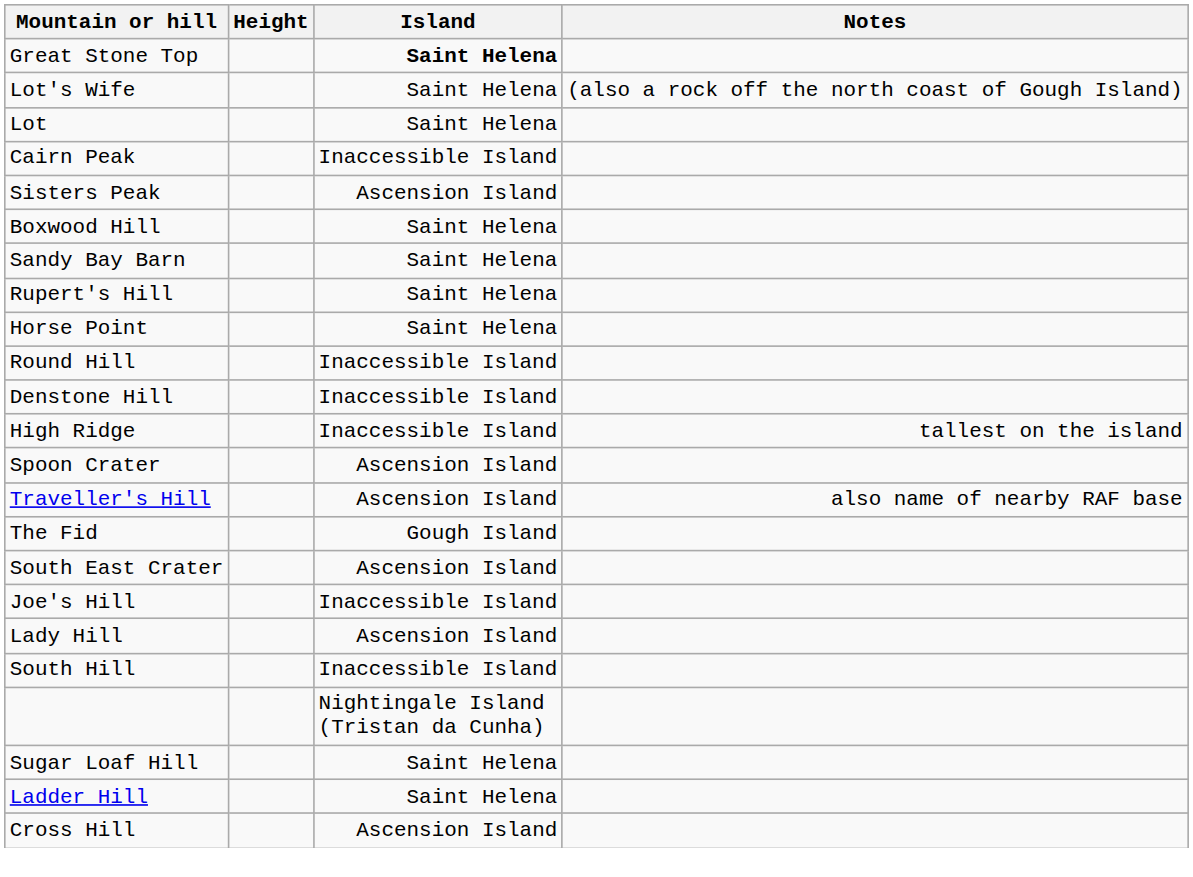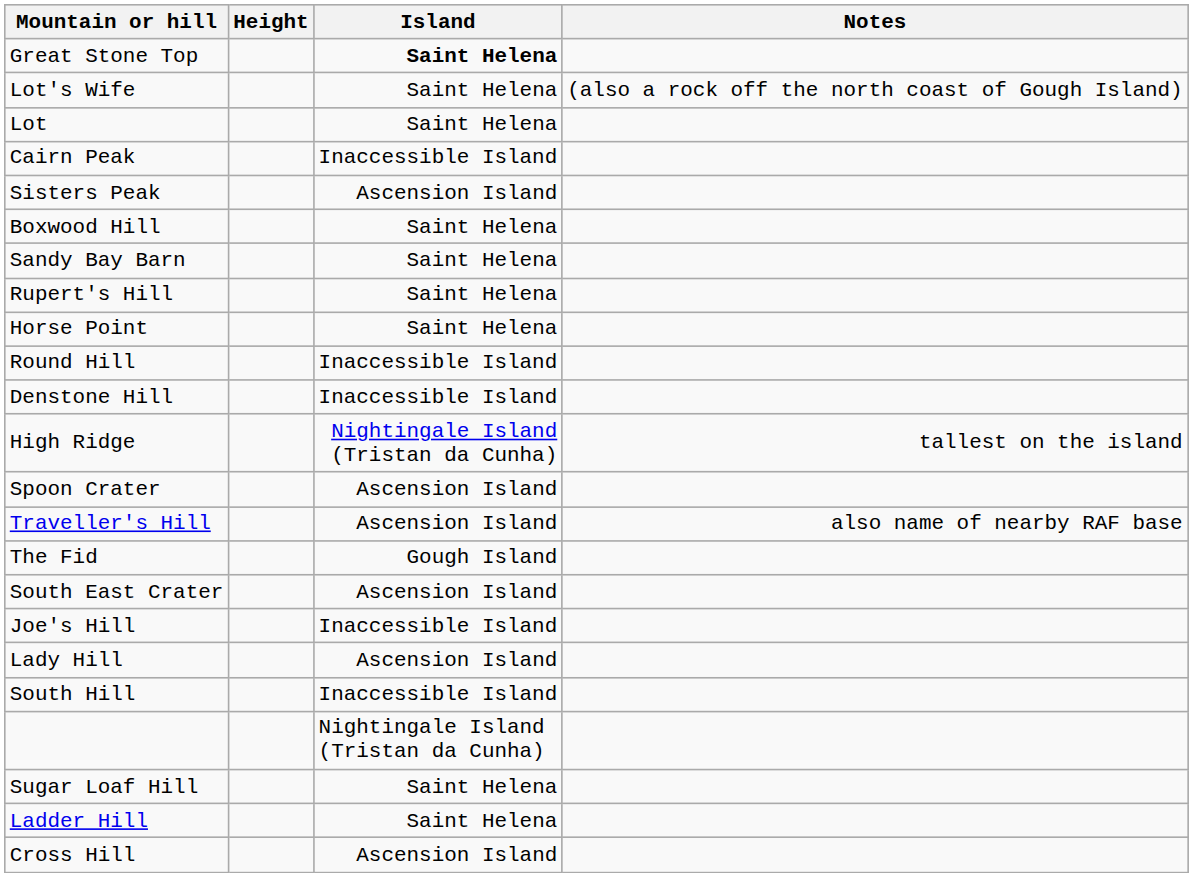(438, 431) Inaccessible Island -> (444, 443) Nightingale Island (Tristan da Cunha)
